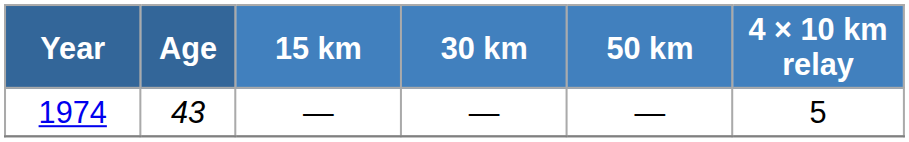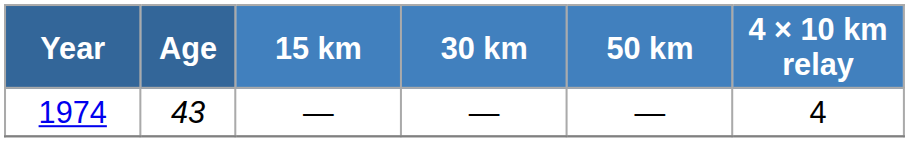(818, 112) 5 -> (818, 112) 4
